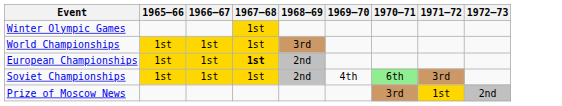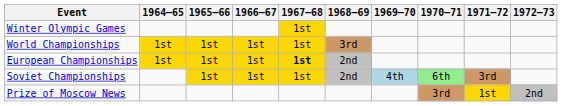+ column: (163, 12)
(349, 77) no background -> (395, 77) lightblue background
